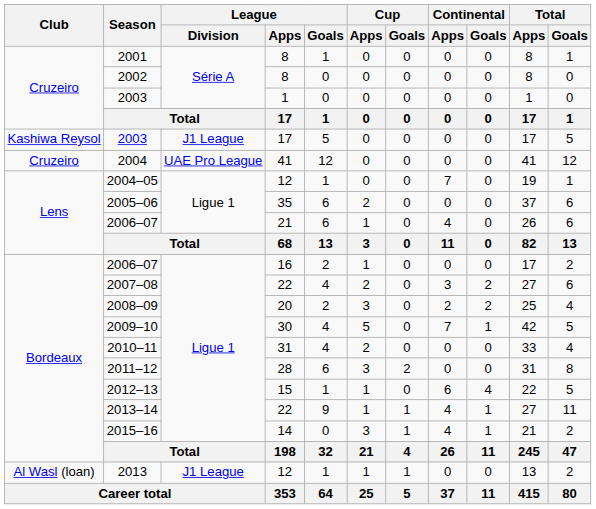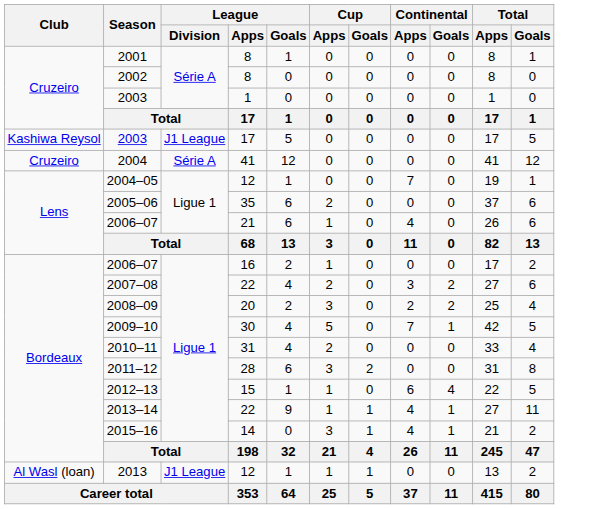(213, 160) UAE Pro League -> (195, 160) Série A
